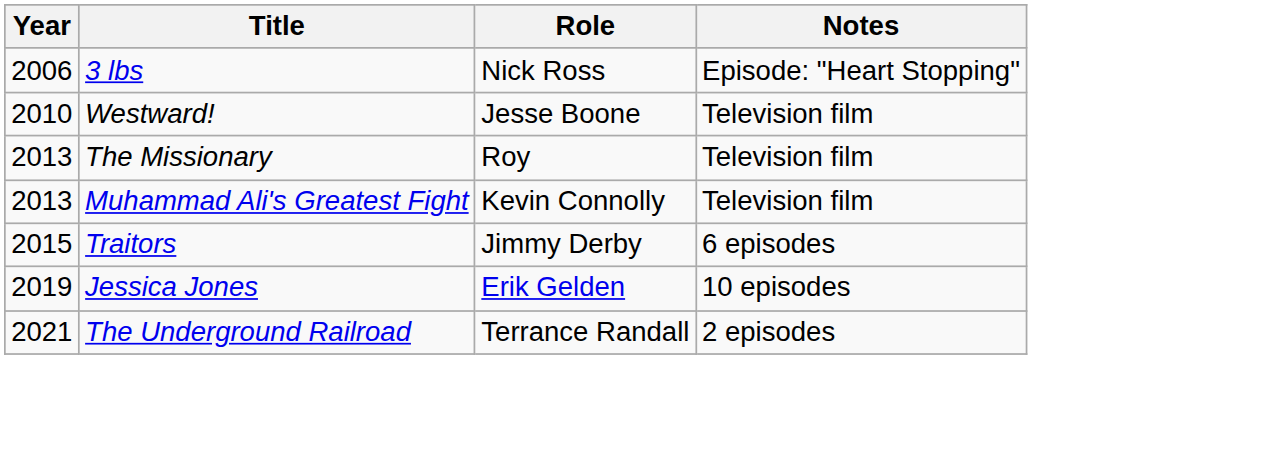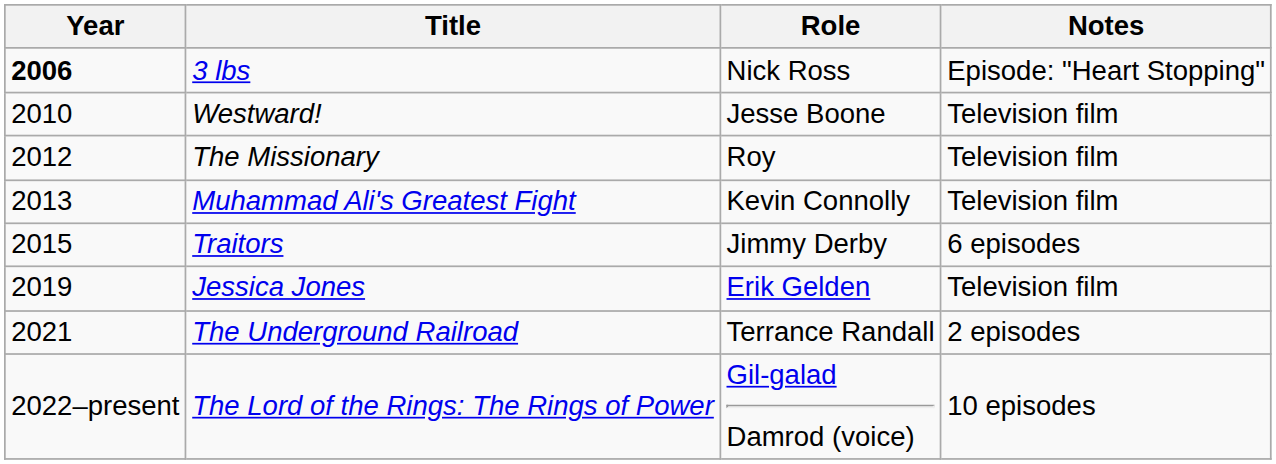(42, 69) normal -> (42, 69) bold
(42, 157) 2013 -> (42, 157) 2012
(776, 288) 10 episodes -> (1033, 288) Television film
+ row: (453, 406)
